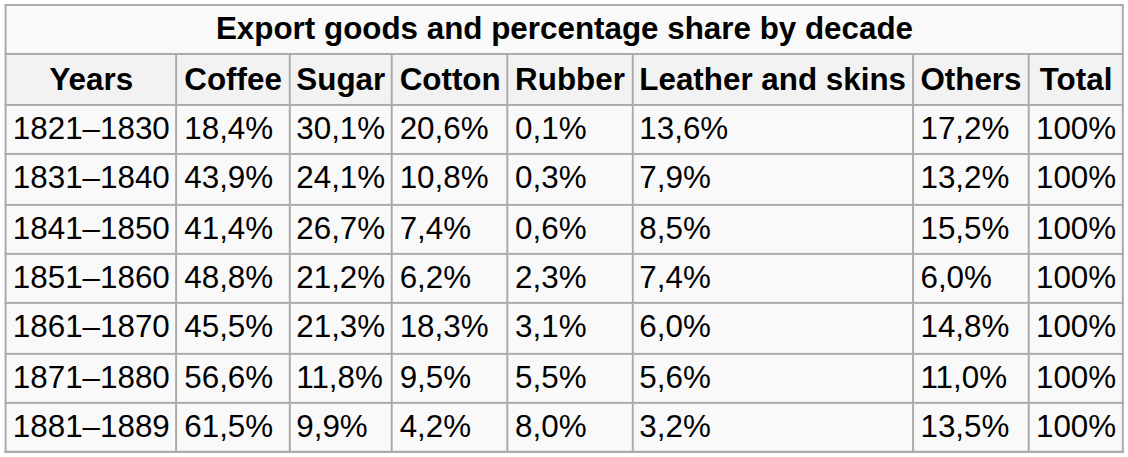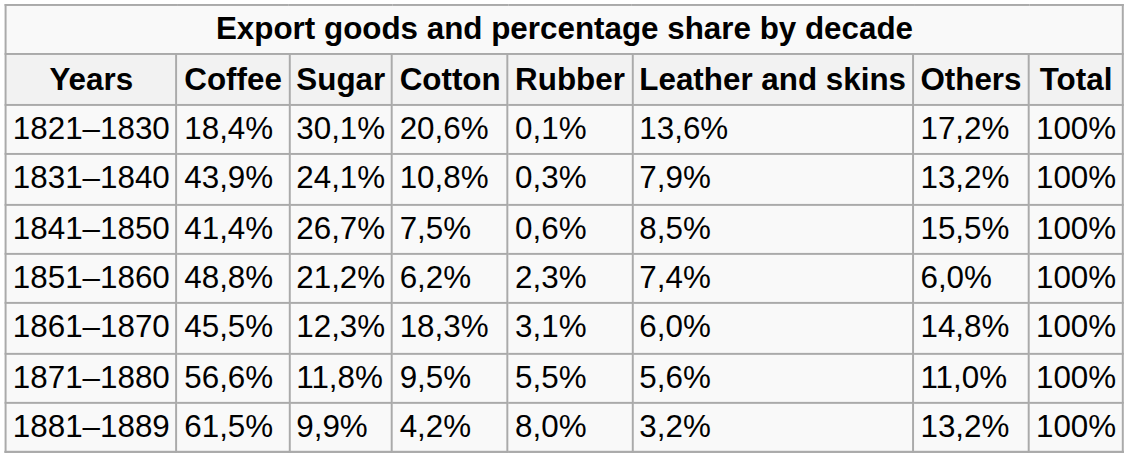(435, 228) 7,4% -> (435, 228) 7,5%
(341, 327) 21,3% -> (341, 327) 12,3%
(965, 427) 13,5% -> (965, 427) 13,2%
